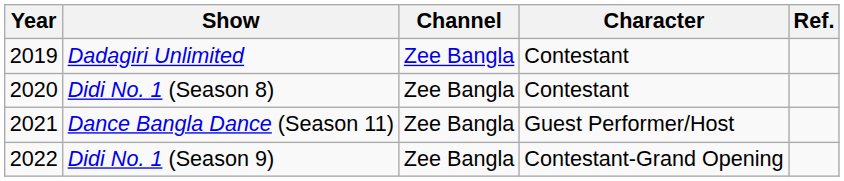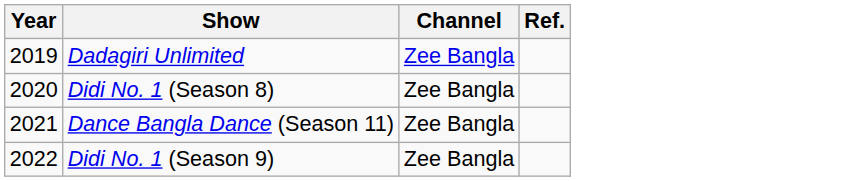- column: (654, 21)
